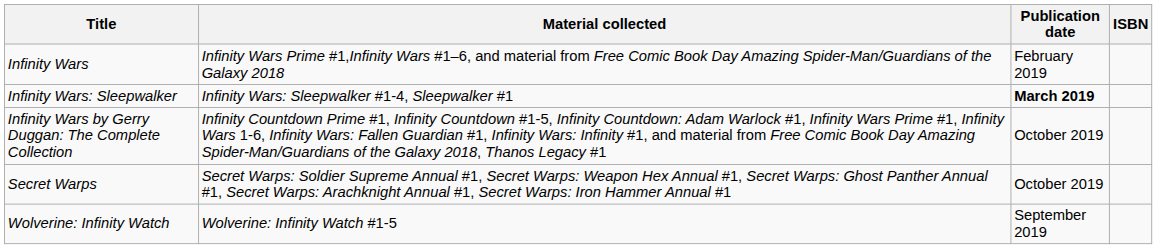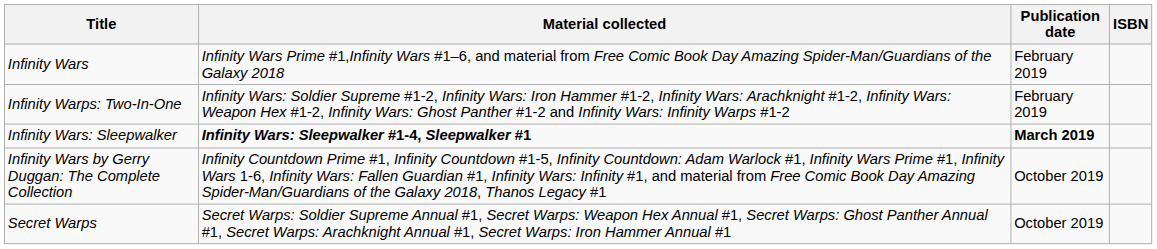+ row: (95, 104)
(357, 95) normal -> (366, 135) bold
- row: (89, 223)
